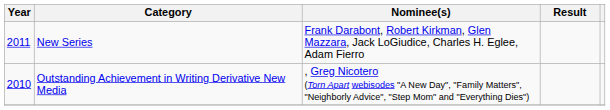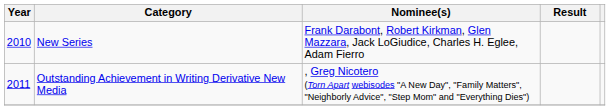(19, 42) 2011 -> (19, 42) 2010
(19, 84) 2010 -> (19, 84) 2011
